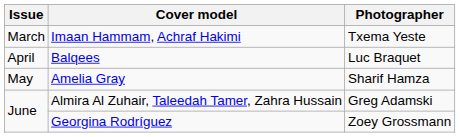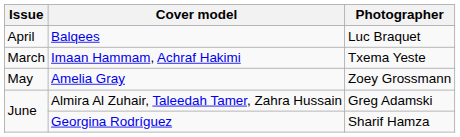rows swapped: (146, 36) <-> (75, 57)
(389, 79) Sharif Hamza -> (400, 79) Zoey Grossmann
(400, 121) Zoey Grossmann -> (389, 121) Sharif Hamza
